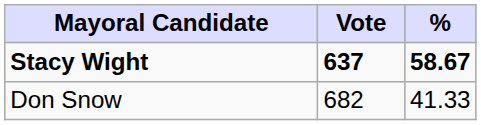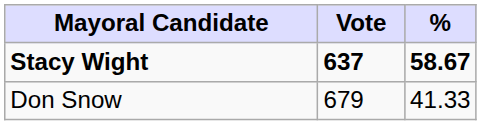(344, 100) 682 -> (344, 100) 679
